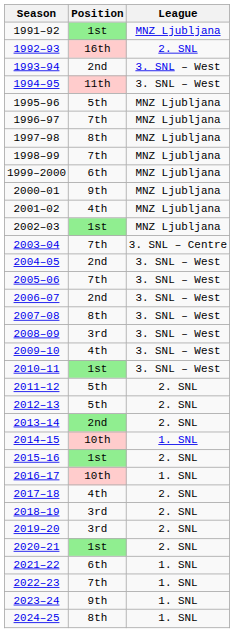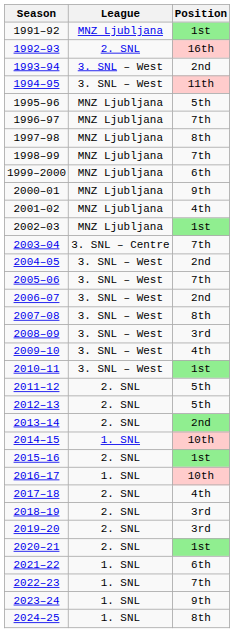columns swapped: (178, 13) <-> (97, 13)
